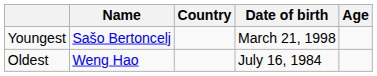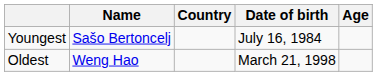(287, 37) March 21, 1998 -> (280, 37) July 16, 1984
(280, 60) July 16, 1984 -> (287, 60) March 21, 1998
